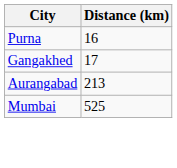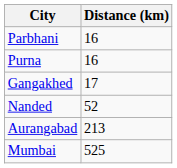+ row: (33, 38)
+ row: (30, 106)
